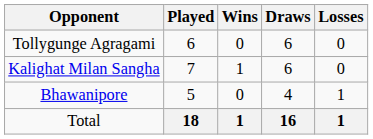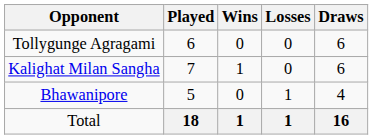columns swapped: (288, 17) <-> (341, 17)
